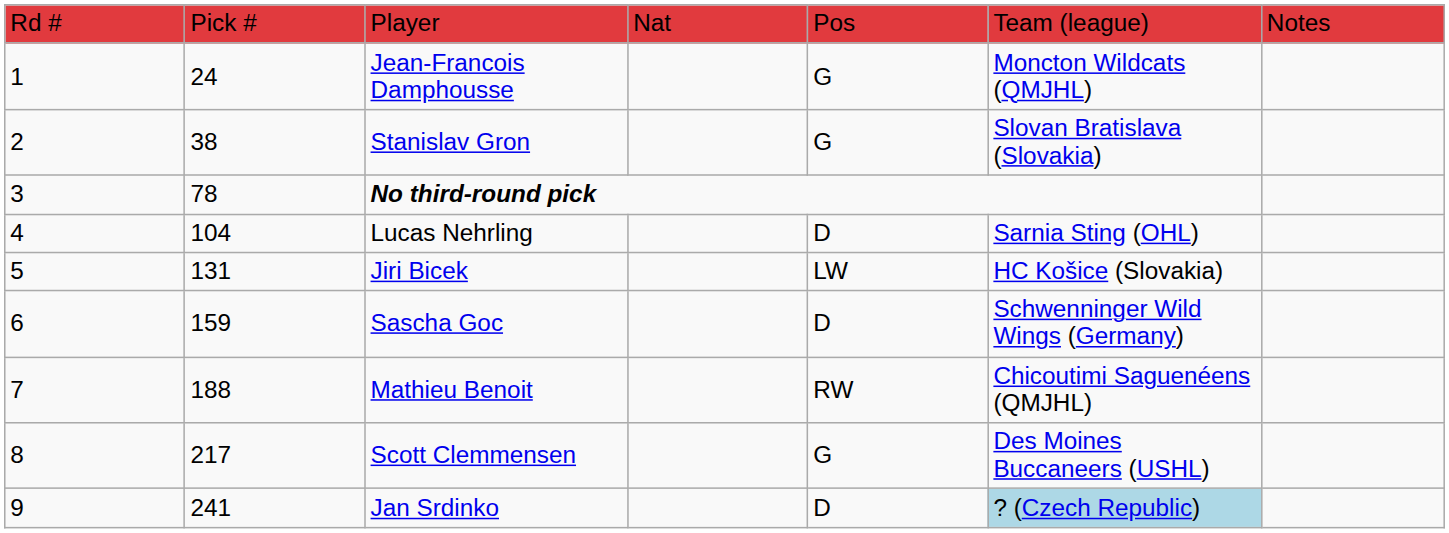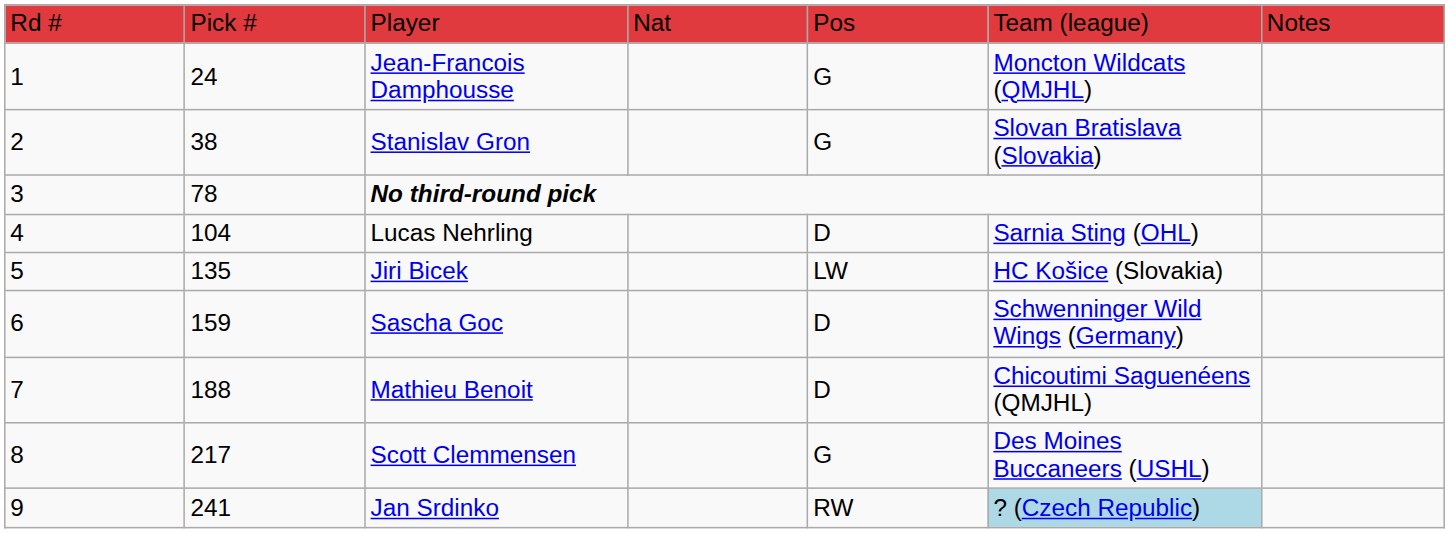(211, 271) 131 -> (211, 271) 135
(833, 389) RW -> (822, 389) D
(822, 507) D -> (833, 507) RW
